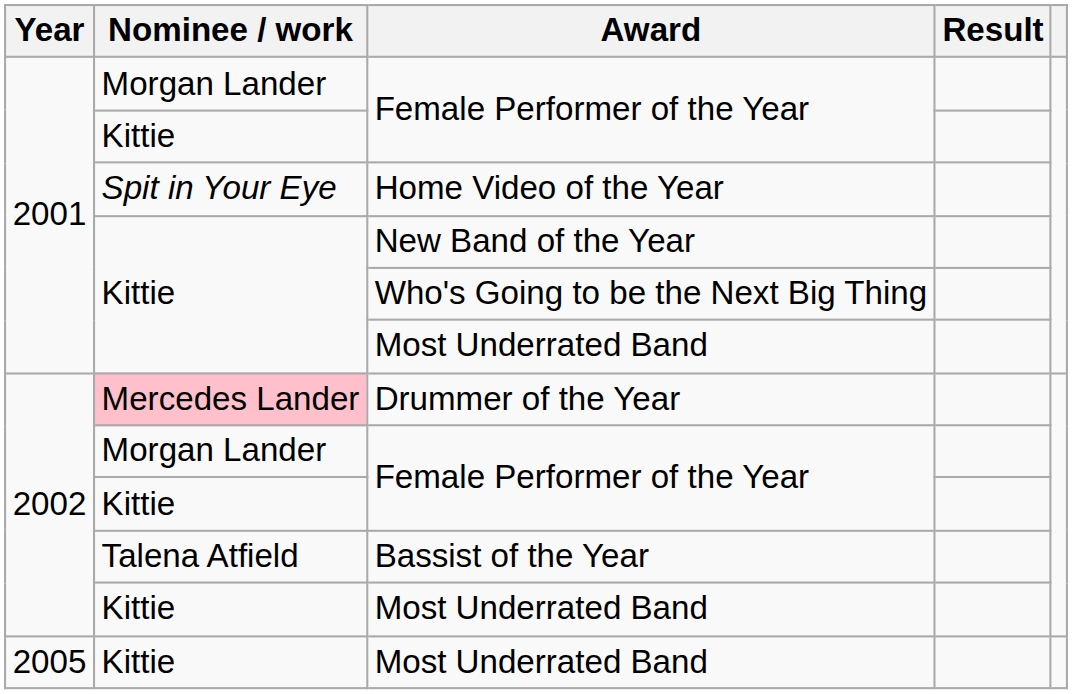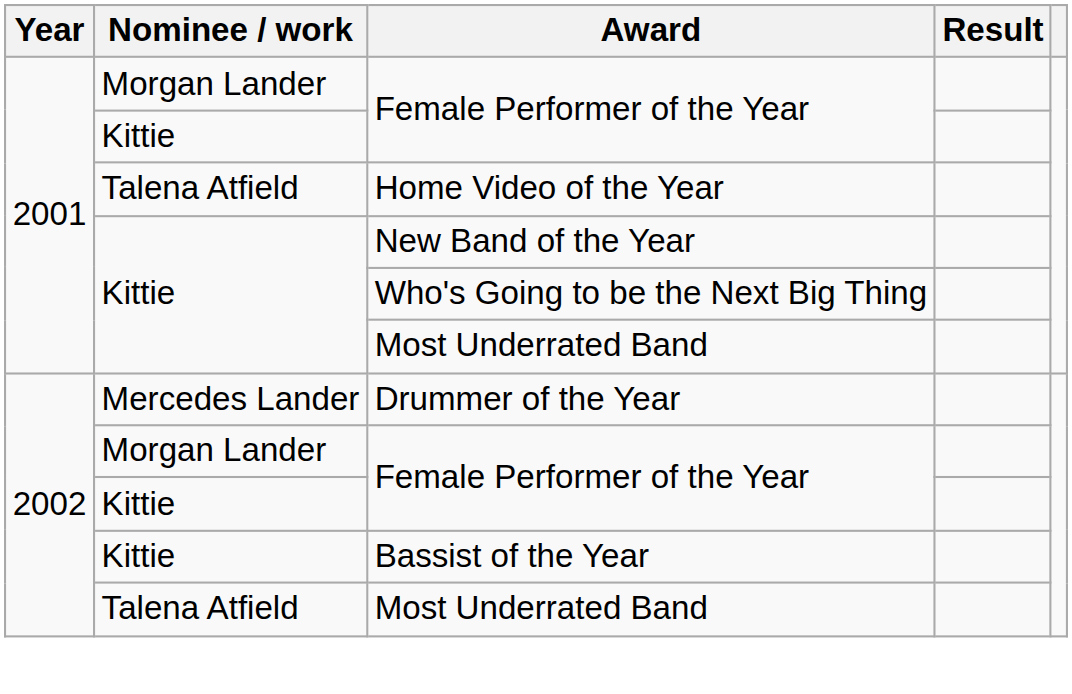(219, 188) Spit in Your Eye -> (200, 188) Talena Atfield
(230, 398) pink background -> (230, 398) no background
(200, 556) Talena Atfield -> (138, 556) Kittie
(138, 608) Kittie -> (200, 608) Talena Atfield
- row: (50, 661)
